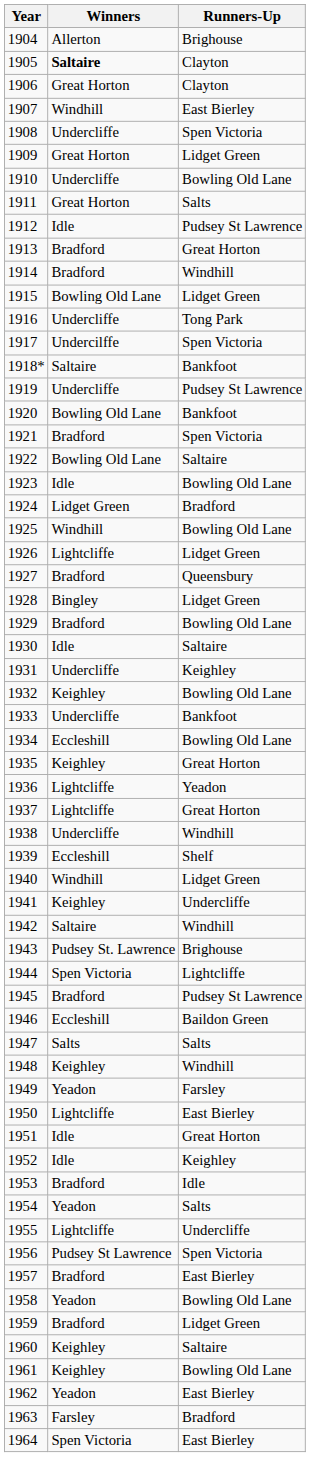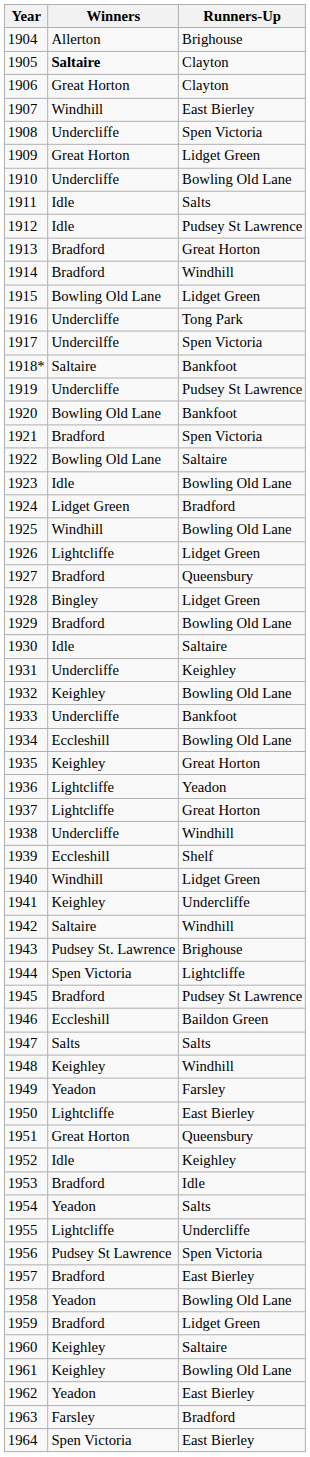(90, 202) Great Horton -> (63, 202) Idle
(63, 1136) Idle -> (90, 1136) Great Horton
(221, 1136) Great Horton -> (218, 1136) Queensbury
